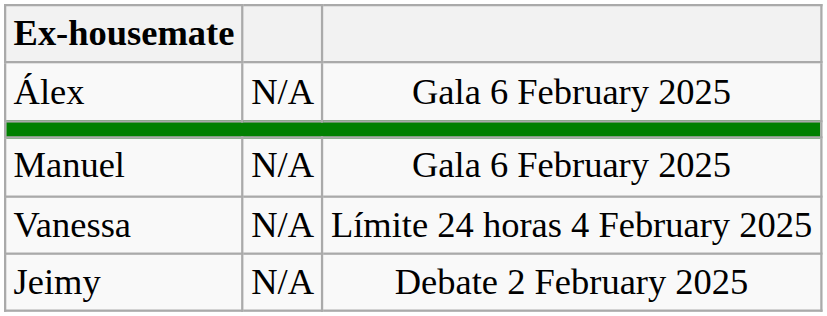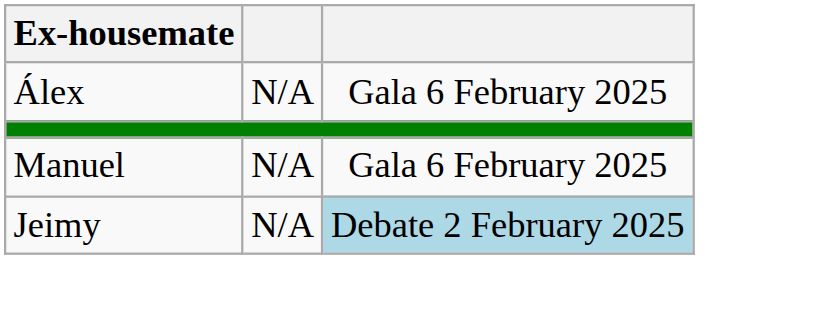- row: (72, 223)
(572, 281) no background -> (508, 223) lightblue background
